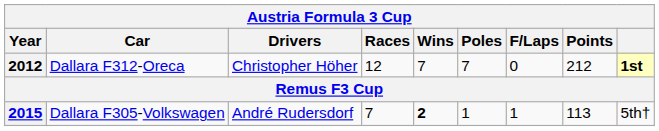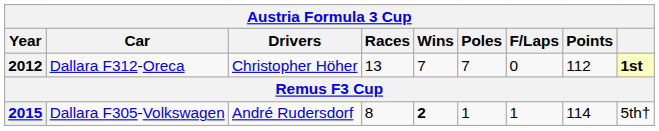(373, 65) 12 -> (373, 65) 13
(579, 65) 212 -> (578, 65) 112
(369, 113) 7 -> (369, 113) 8
(578, 113) 113 -> (578, 113) 114
